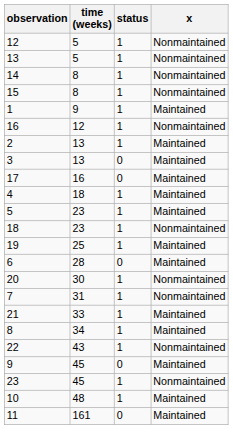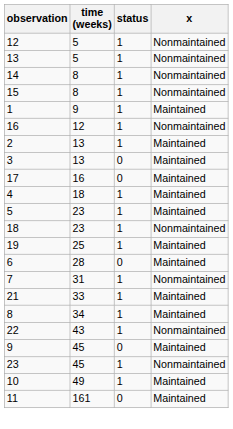- row: (13, 280)
(78, 399) 48 -> (78, 382) 49
